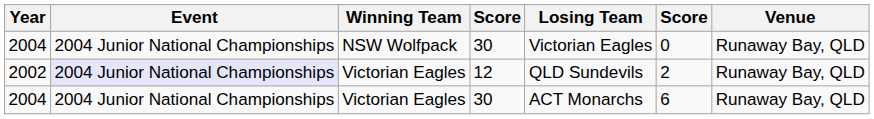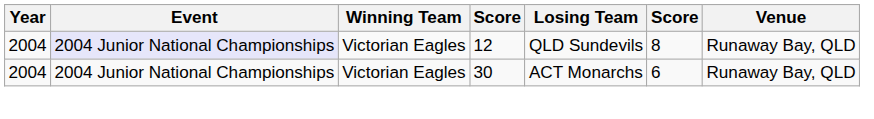- row: (400, 45)
(28, 72) 2002 -> (28, 45) 2004
(665, 72) 2 -> (656, 45) 8
